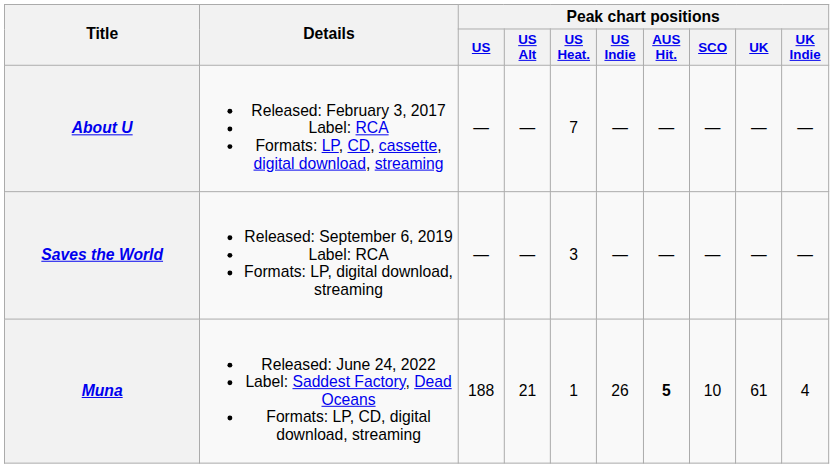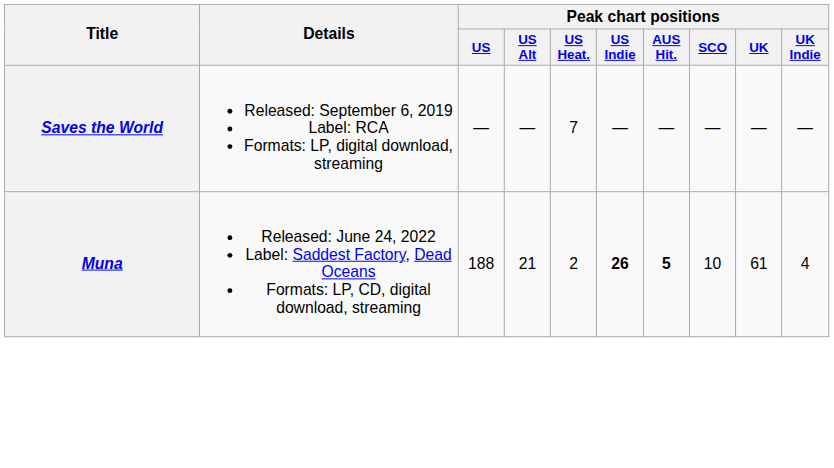- row: (102, 128)
(574, 255) 3 -> (574, 128) 7
(574, 390) 1 -> (574, 264) 2
(620, 390) normal -> (620, 264) bold
